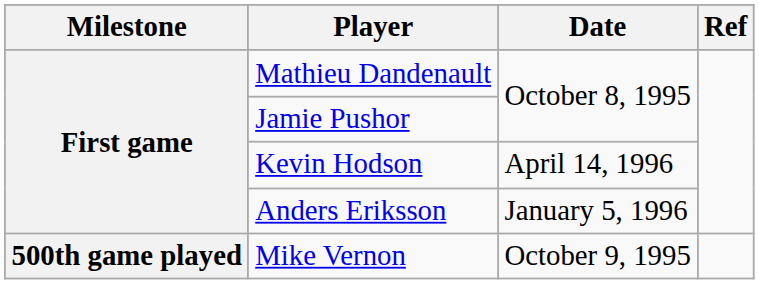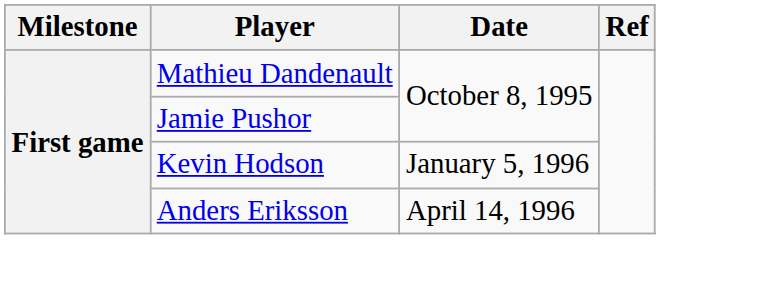(589, 164) April 14, 1996 -> (498, 164) January 5, 1996
(596, 210) January 5, 1996 -> (490, 210) April 14, 1996
- row: (331, 255)
